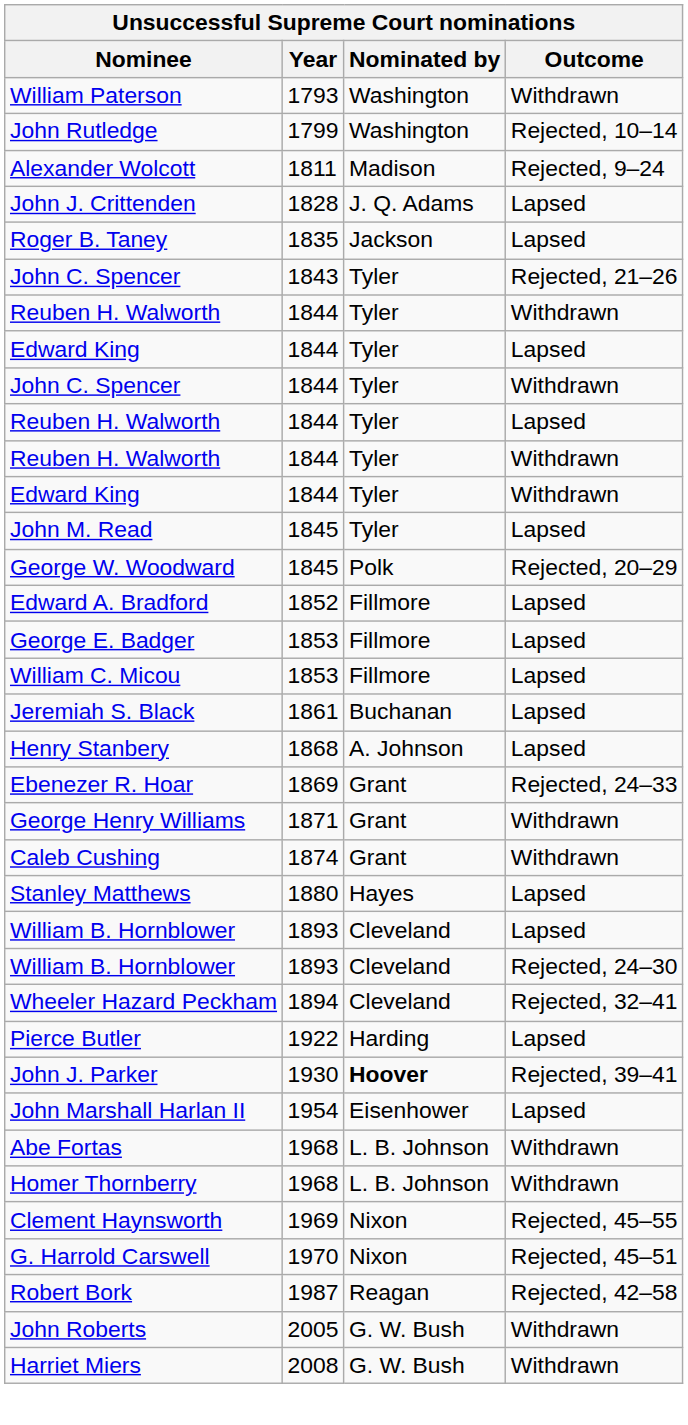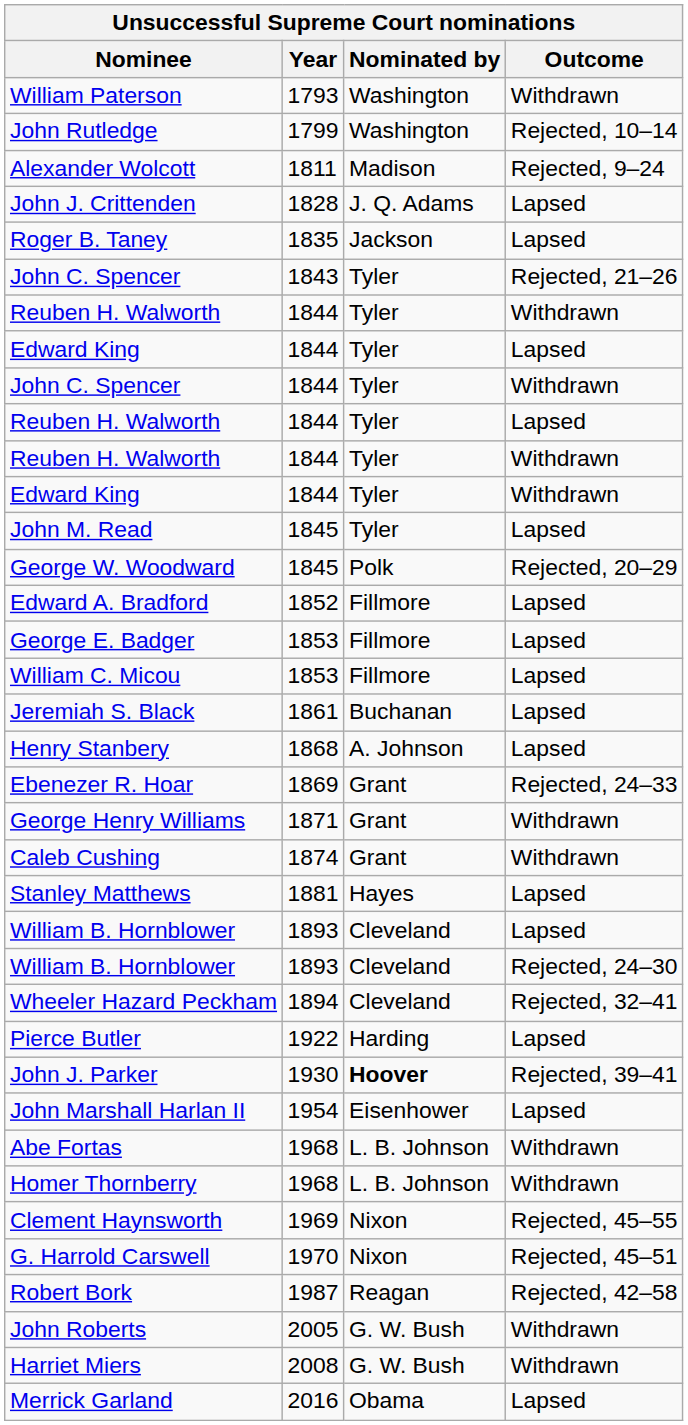(313, 893) 1880 -> (313, 893) 1881
+ row: (91, 1401)
